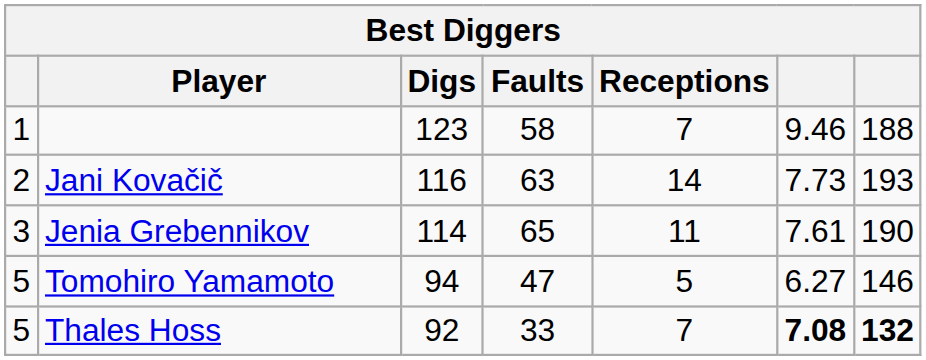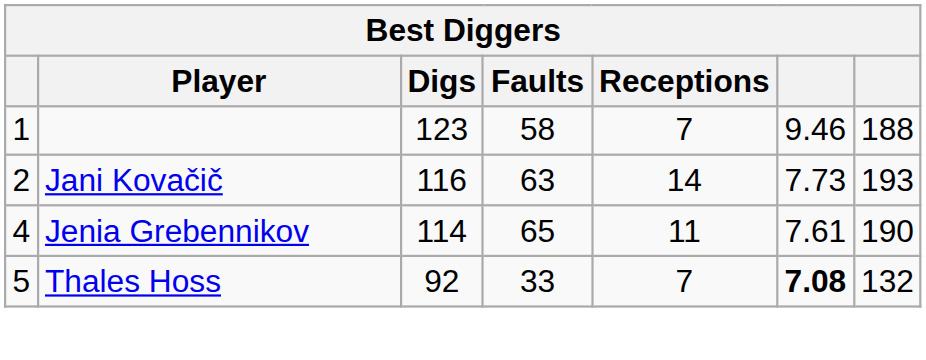(21, 231) 3 -> (21, 231) 4
- row: (190, 281)
(887, 331) bold -> (887, 281) normal
